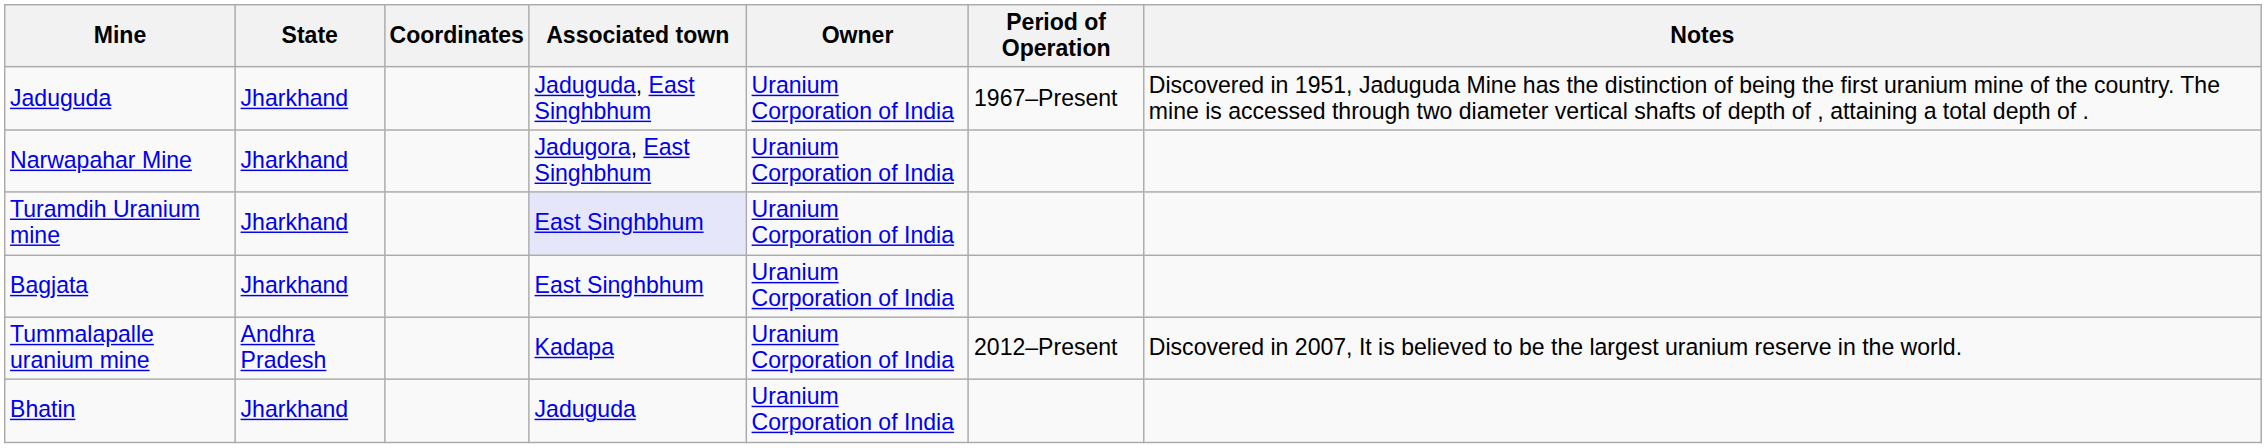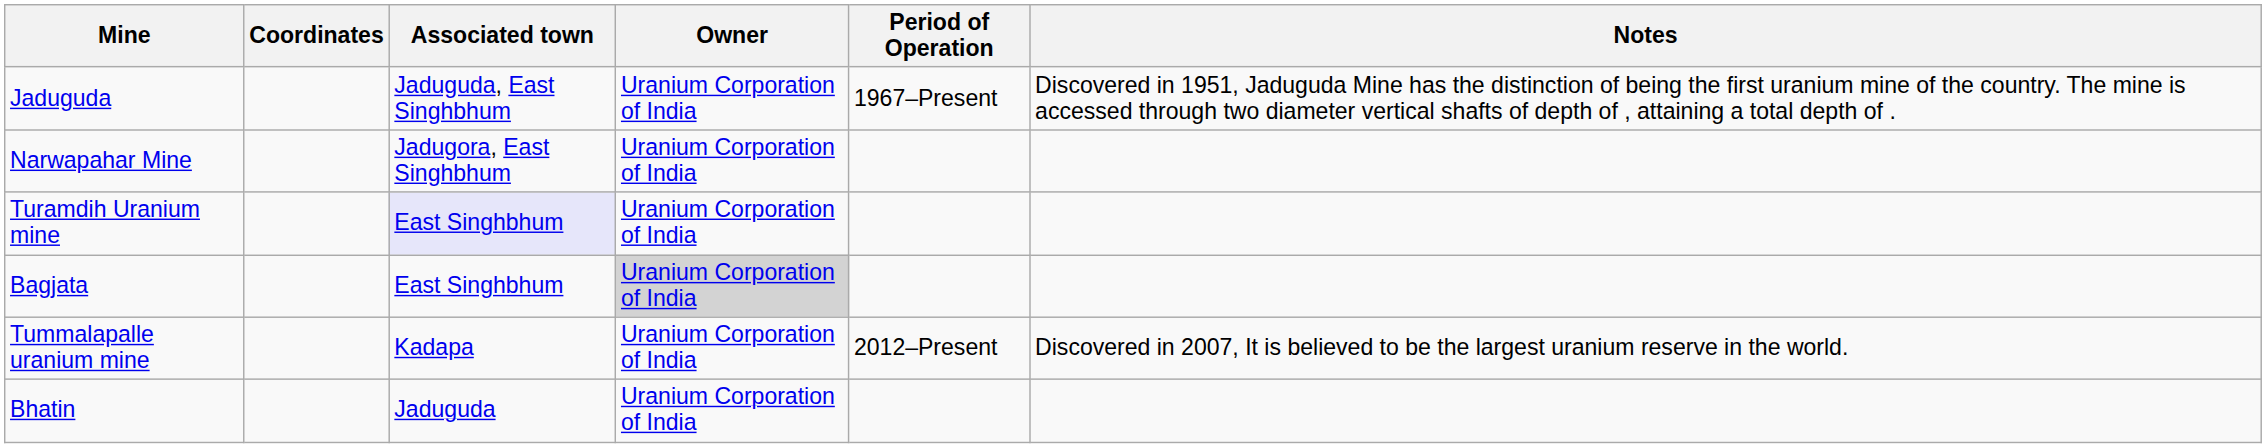- column: (310, 35)
(853, 285) no background -> (728, 285) lightgrey background
